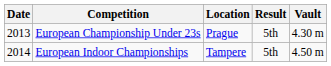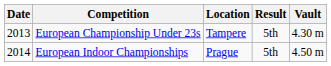(222, 33) Prague -> (226, 33) Tampere
(226, 52) Tampere -> (222, 52) Prague
